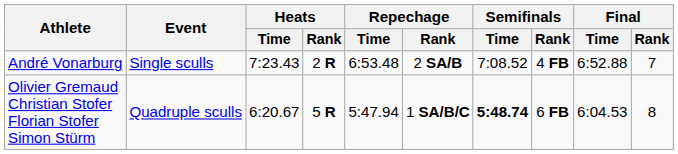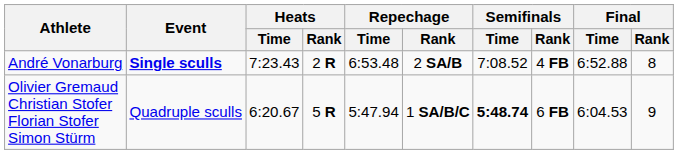(171, 63) normal -> (176, 63) bold
(652, 63) 7 -> (652, 63) 8
(652, 112) 8 -> (652, 112) 9
